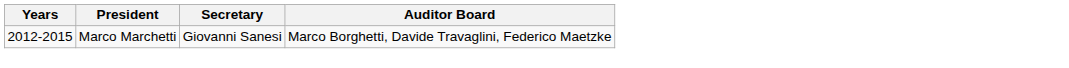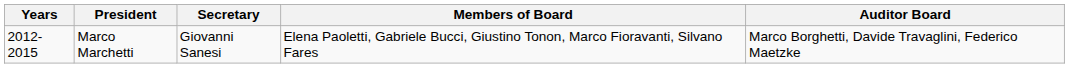+ column: (513, 15)
